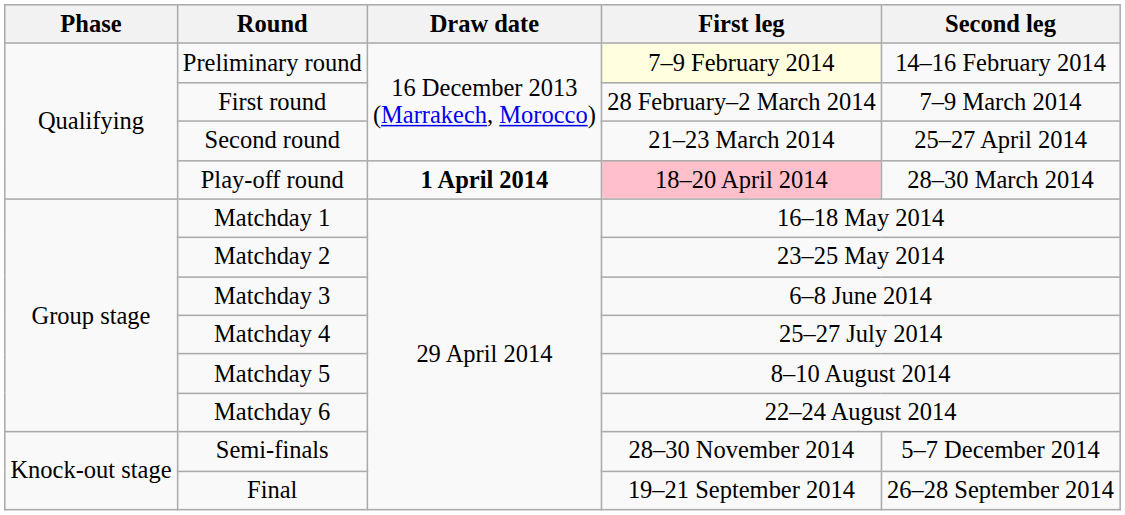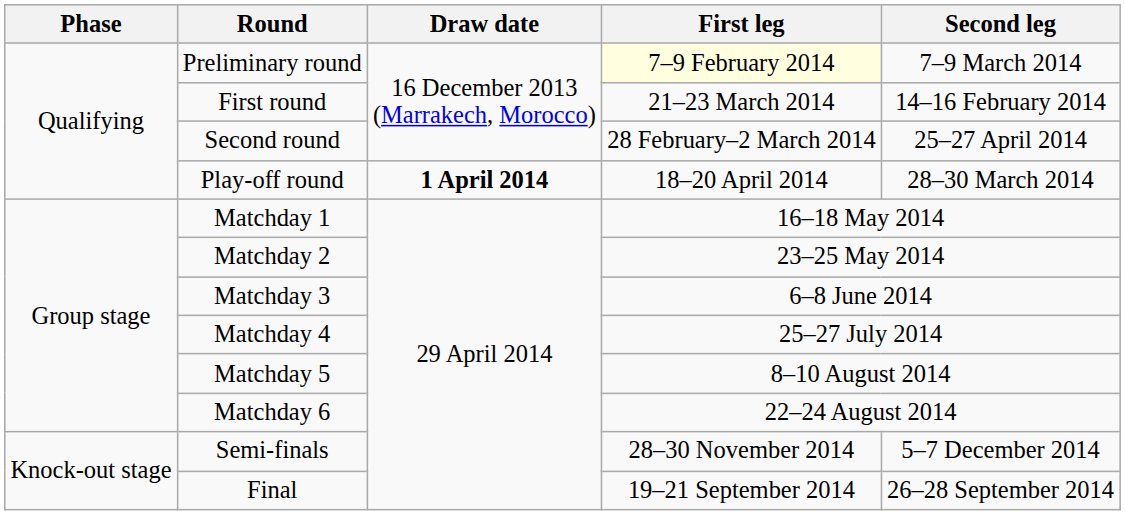(1001, 62) 14–16 February 2014 -> (1001, 62) 7–9 March 2014
(741, 101) 28 February–2 March 2014 -> (741, 101) 21–23 March 2014
(1001, 101) 7–9 March 2014 -> (1001, 101) 14–16 February 2014
(741, 140) 21–23 March 2014 -> (741, 140) 28 February–2 March 2014
(741, 179) pink background -> (741, 179) no background
